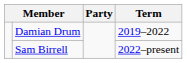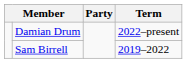(144, 31) 2019–2022 -> (149, 31) 2022–present
(149, 49) 2022–present -> (144, 49) 2019–2022
